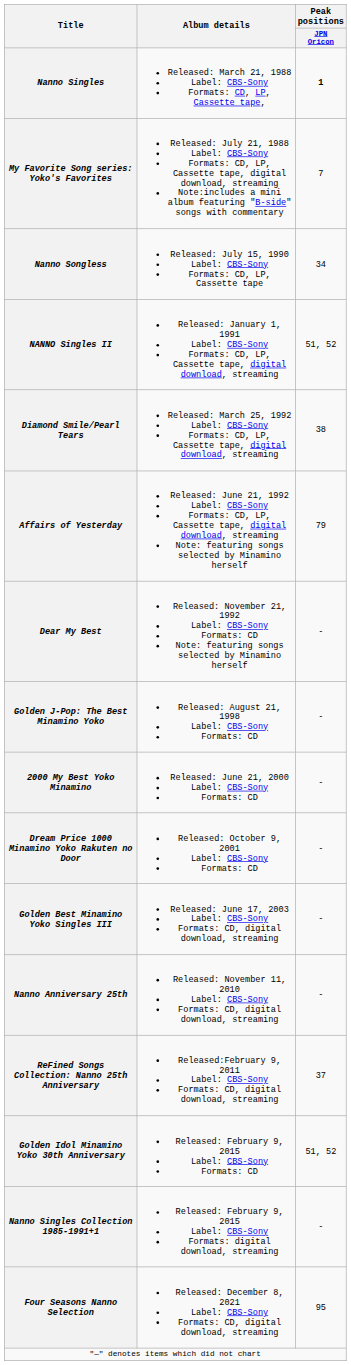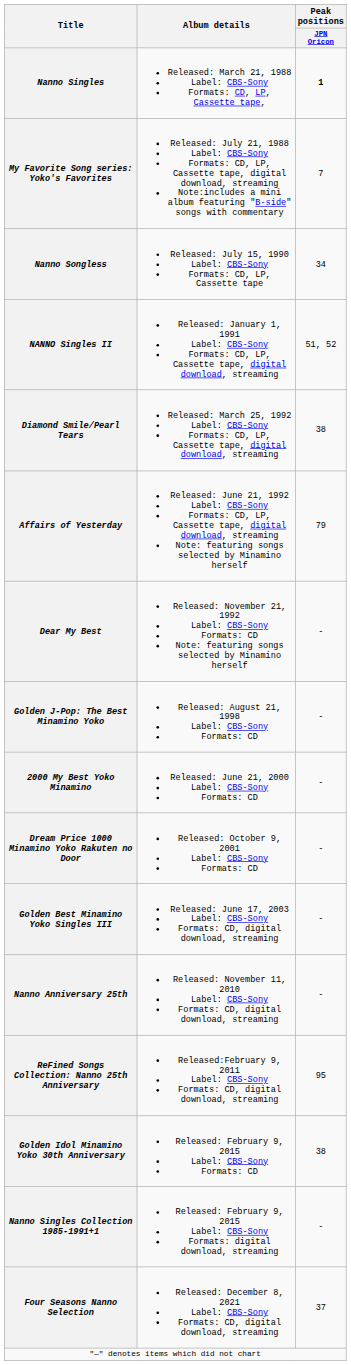(321, 1075) 37 -> (321, 1075) 95
(321, 1151) 51, 52 -> (321, 1151) 38
(321, 1308) 95 -> (321, 1308) 37
